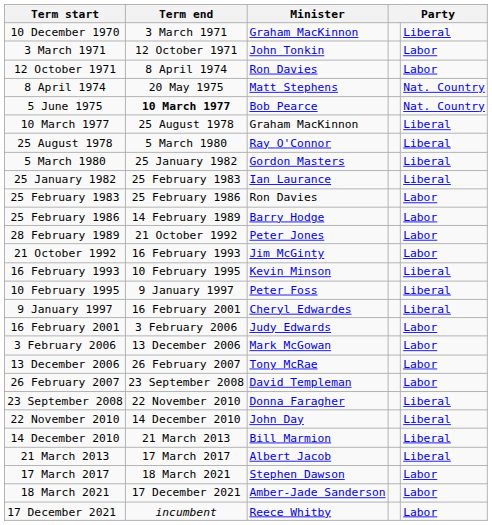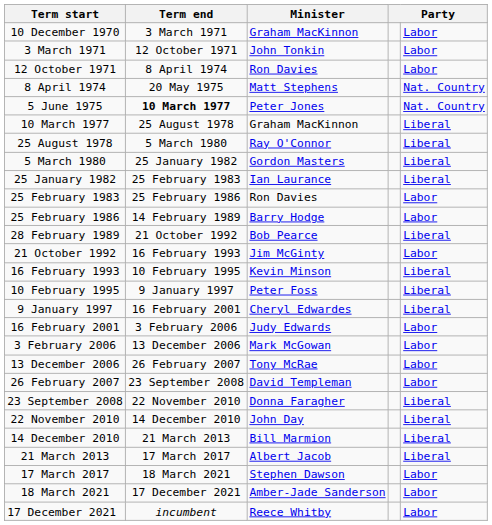(427, 32) Liberal -> (420, 32) Labor
(283, 106) Bob Pearce -> (287, 106) Peter Jones
(287, 235) Peter Jones -> (283, 235) Bob Pearce
(420, 235) Labor -> (427, 235) Liberal
